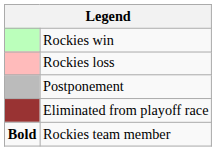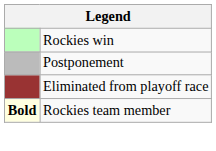- row: (79, 63)
(22, 134) no background -> (22, 110) lightyellow background
